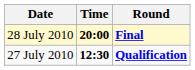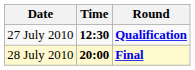rows swapped: (40, 55) <-> (40, 34)
